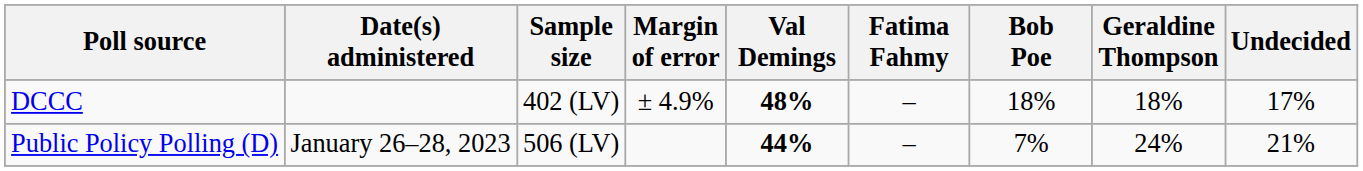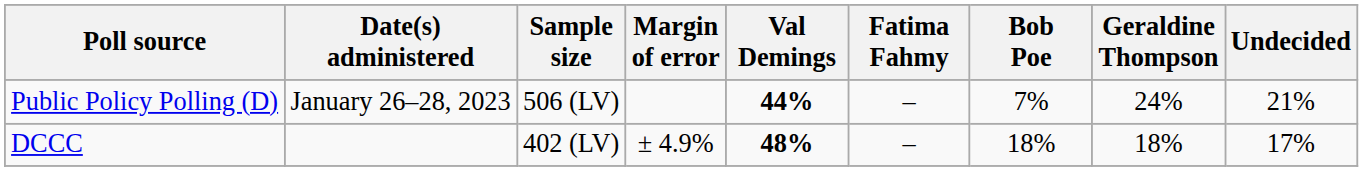rows swapped: (47, 101) <-> (145, 144)
